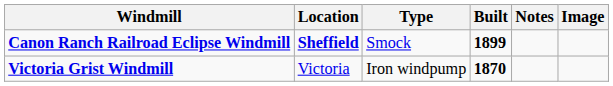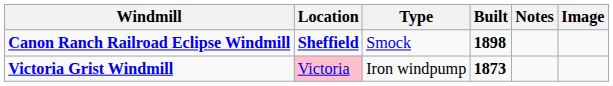(490, 42) 1899 -> (490, 42) 1898
(324, 68) no background -> (324, 68) pink background
(490, 68) 1870 -> (490, 68) 1873
